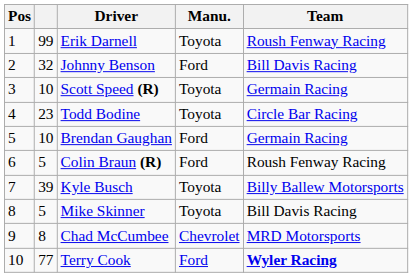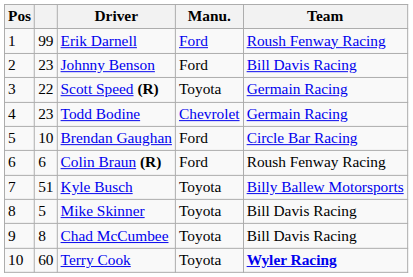(200, 41) Toyota -> (194, 41) Ford
(46, 65) 32 -> (46, 65) 23
(46, 89) 10 -> (46, 89) 22
(200, 114) Toyota -> (209, 114) Chevrolet
(302, 114) Circle Bar Racing -> (297, 114) Germain Racing
(297, 138) Germain Racing -> (302, 138) Circle Bar Racing
(42, 162) 5 -> (42, 162) 6
(46, 187) 39 -> (46, 187) 51
(209, 235) Chevrolet -> (200, 235) Toyota
(304, 235) MRD Motorsports -> (302, 235) Bill Davis Racing
(46, 260) 77 -> (46, 260) 60
(194, 260) Ford -> (200, 260) Toyota
